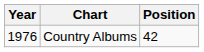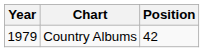(22, 36) 1976 -> (22, 36) 1979
